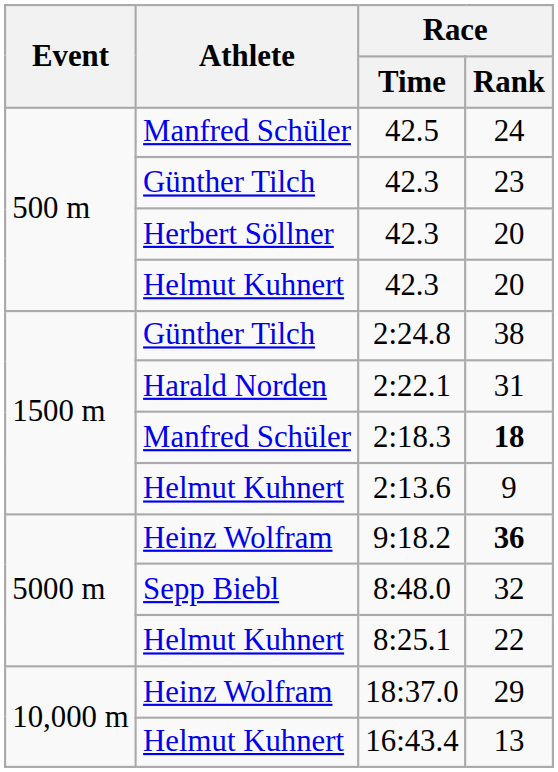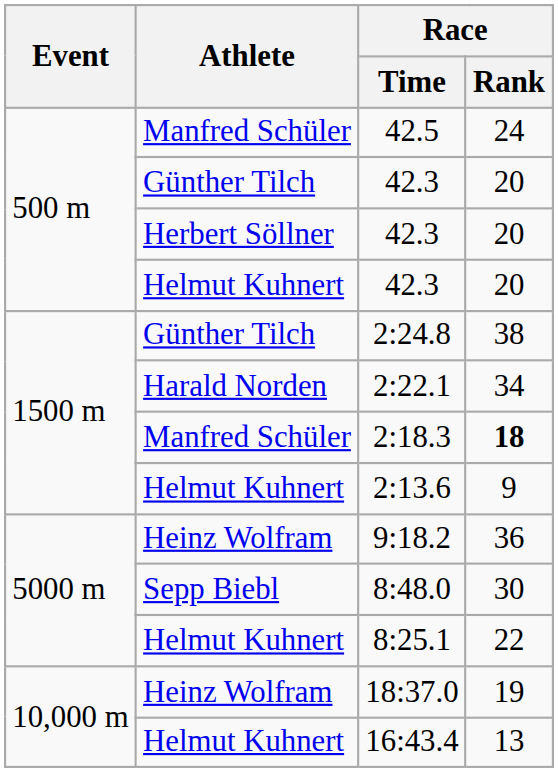(509, 182) 23 -> (509, 182) 20
(509, 386) 31 -> (509, 386) 34
(509, 538) bold -> (509, 538) normal
(509, 589) 32 -> (509, 589) 30
(509, 691) 29 -> (509, 691) 19
